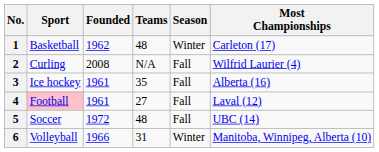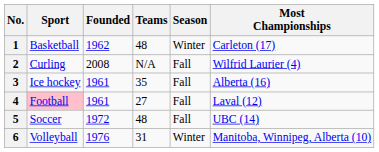(98, 138) 1966 -> (98, 138) 1976
